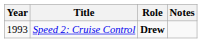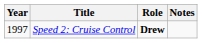(17, 29) 1993 -> (17, 29) 1997
